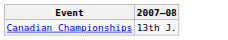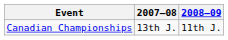+ column: (201, 12)
